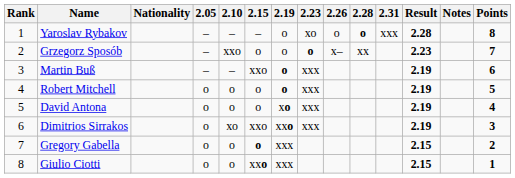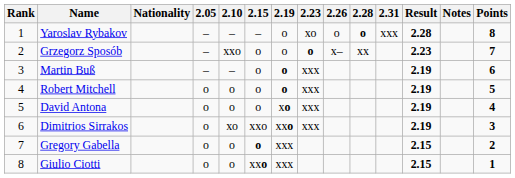(258, 70) xxo -> (258, 70) o
